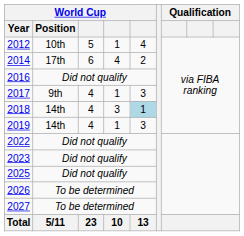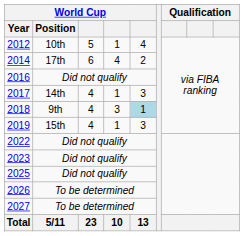(55, 94) 9th -> (55, 94) 14th
(55, 110) 14th -> (55, 110) 9th
(55, 126) 14th -> (55, 126) 15th
